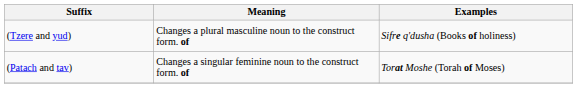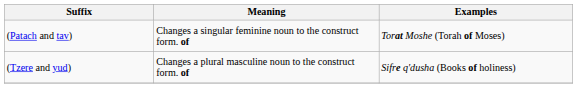rows swapped: (39, 67) <-> (39, 36)
